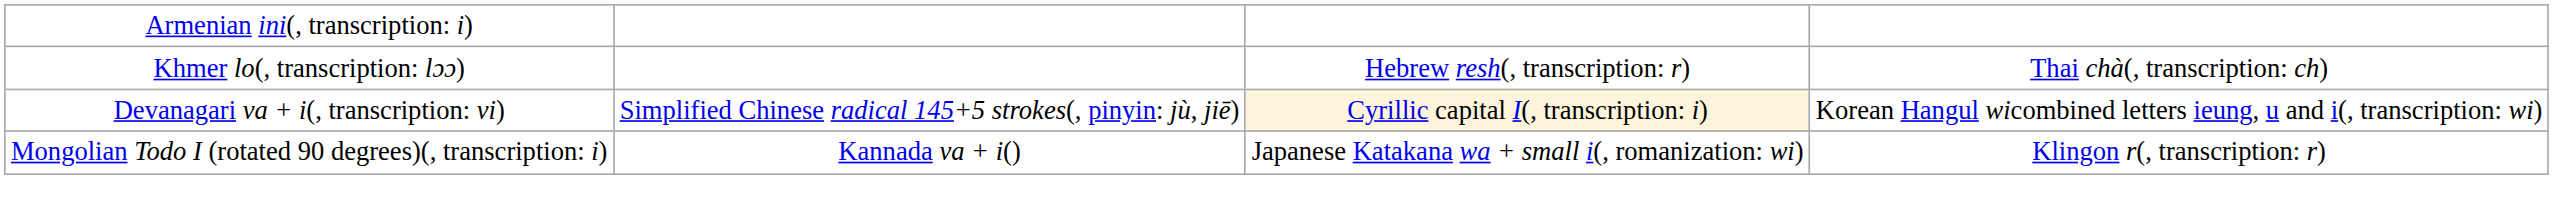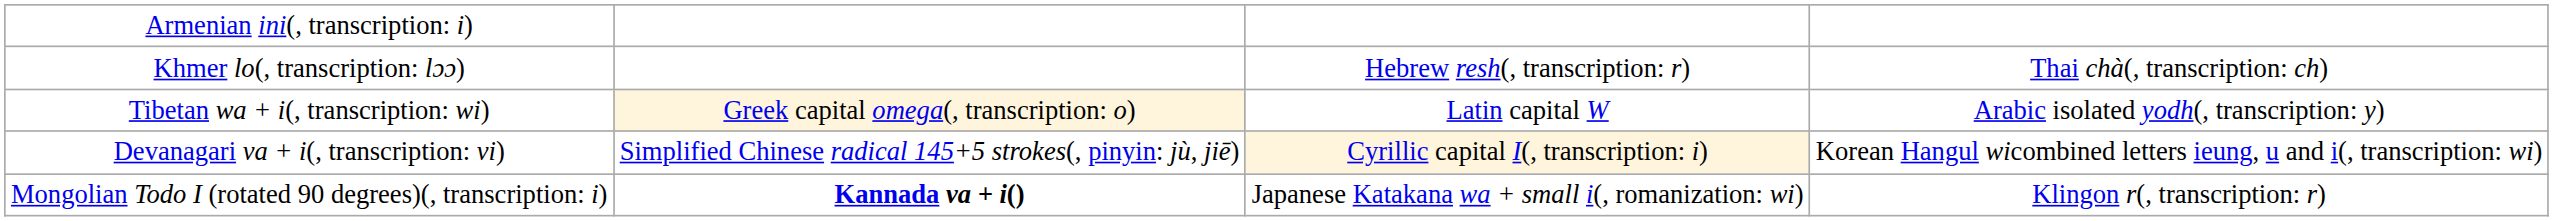+ row: (309, 109)
(930, 151) normal -> (930, 194) bold
